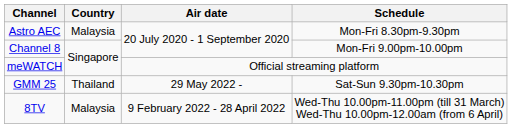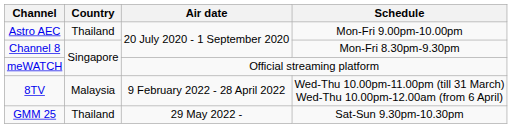(93, 31) Malaysia -> (93, 31) Thailand
(399, 31) Mon-Fri 8.30pm-9.30pm -> (399, 31) Mon-Fri 9.00pm-10.00pm
(399, 48) Mon-Fri 9.00pm-10.00pm -> (399, 48) Mon-Fri 8.30pm-9.30pm
rows swapped: (35, 108) <-> (35, 84)
